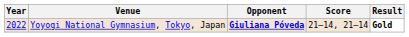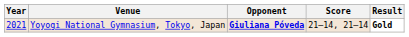(16, 25) 2022 -> (16, 25) 2021
